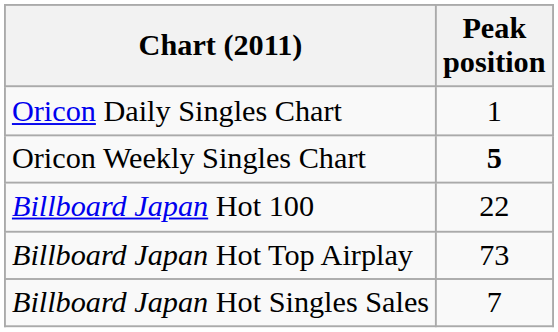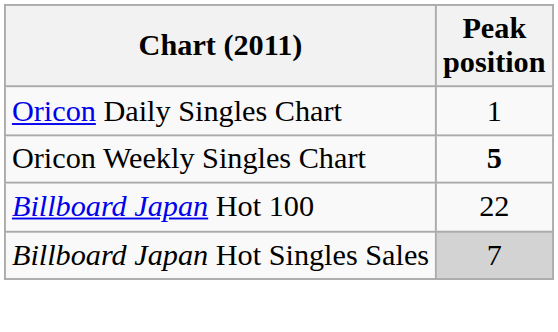- row: (212, 254)
(494, 302) no background -> (494, 254) lightgrey background
